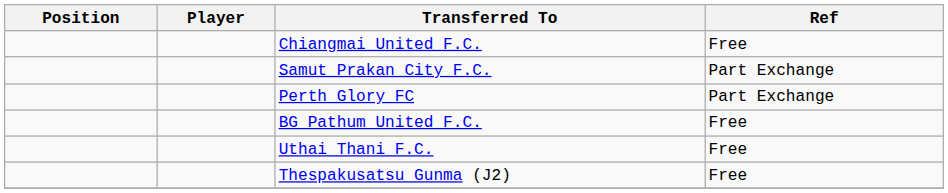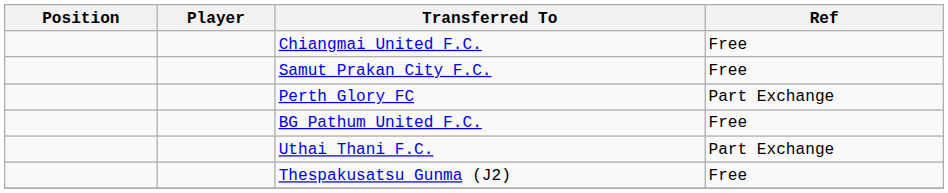(771, 70) Part Exchange -> (728, 70) Free
(728, 149) Free -> (771, 149) Part Exchange
